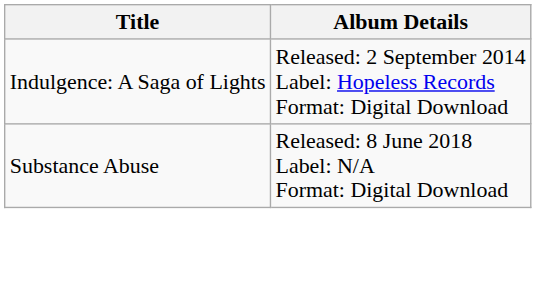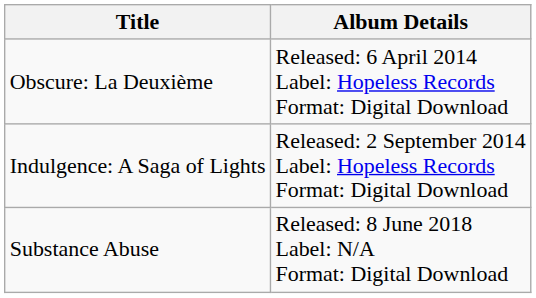+ row: (111, 81)
